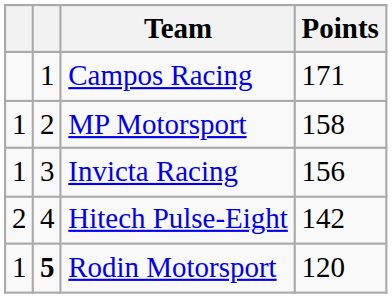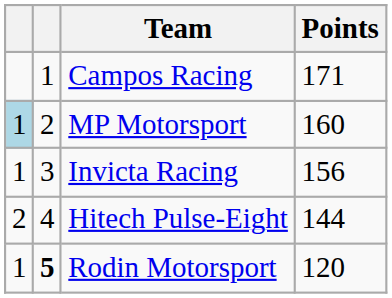(19, 123) no background -> (19, 123) lightblue background
(323, 123) 158 -> (323, 123) 160
(323, 219) 142 -> (323, 219) 144
